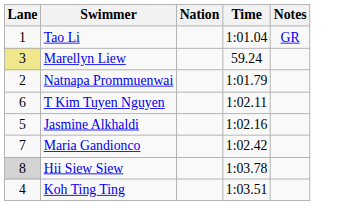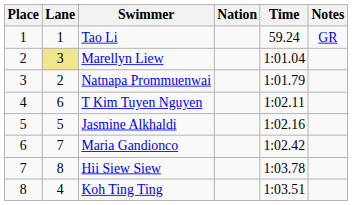+ column: (23, 15)
(247, 37) 1:01.04 -> (284, 37) 59.24
(247, 59) 59.24 -> (284, 59) 1:01.04
(23, 168) lightgrey background -> (60, 168) no background
